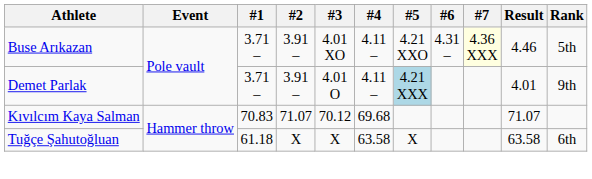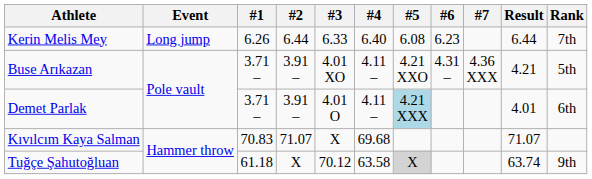+ row: (57, 38)
(482, 46) lightyellow background -> (482, 69) no background
(524, 46) 4.46 -> (524, 69) 4.21
(567, 85) 9th -> (567, 108) 6th
(335, 116) 70.12 -> (335, 139) X
(335, 139) X -> (335, 162) 70.12
(412, 139) no background -> (412, 162) lightgrey background
(524, 139) 63.58 -> (524, 162) 63.74
(567, 139) 6th -> (567, 162) 9th
